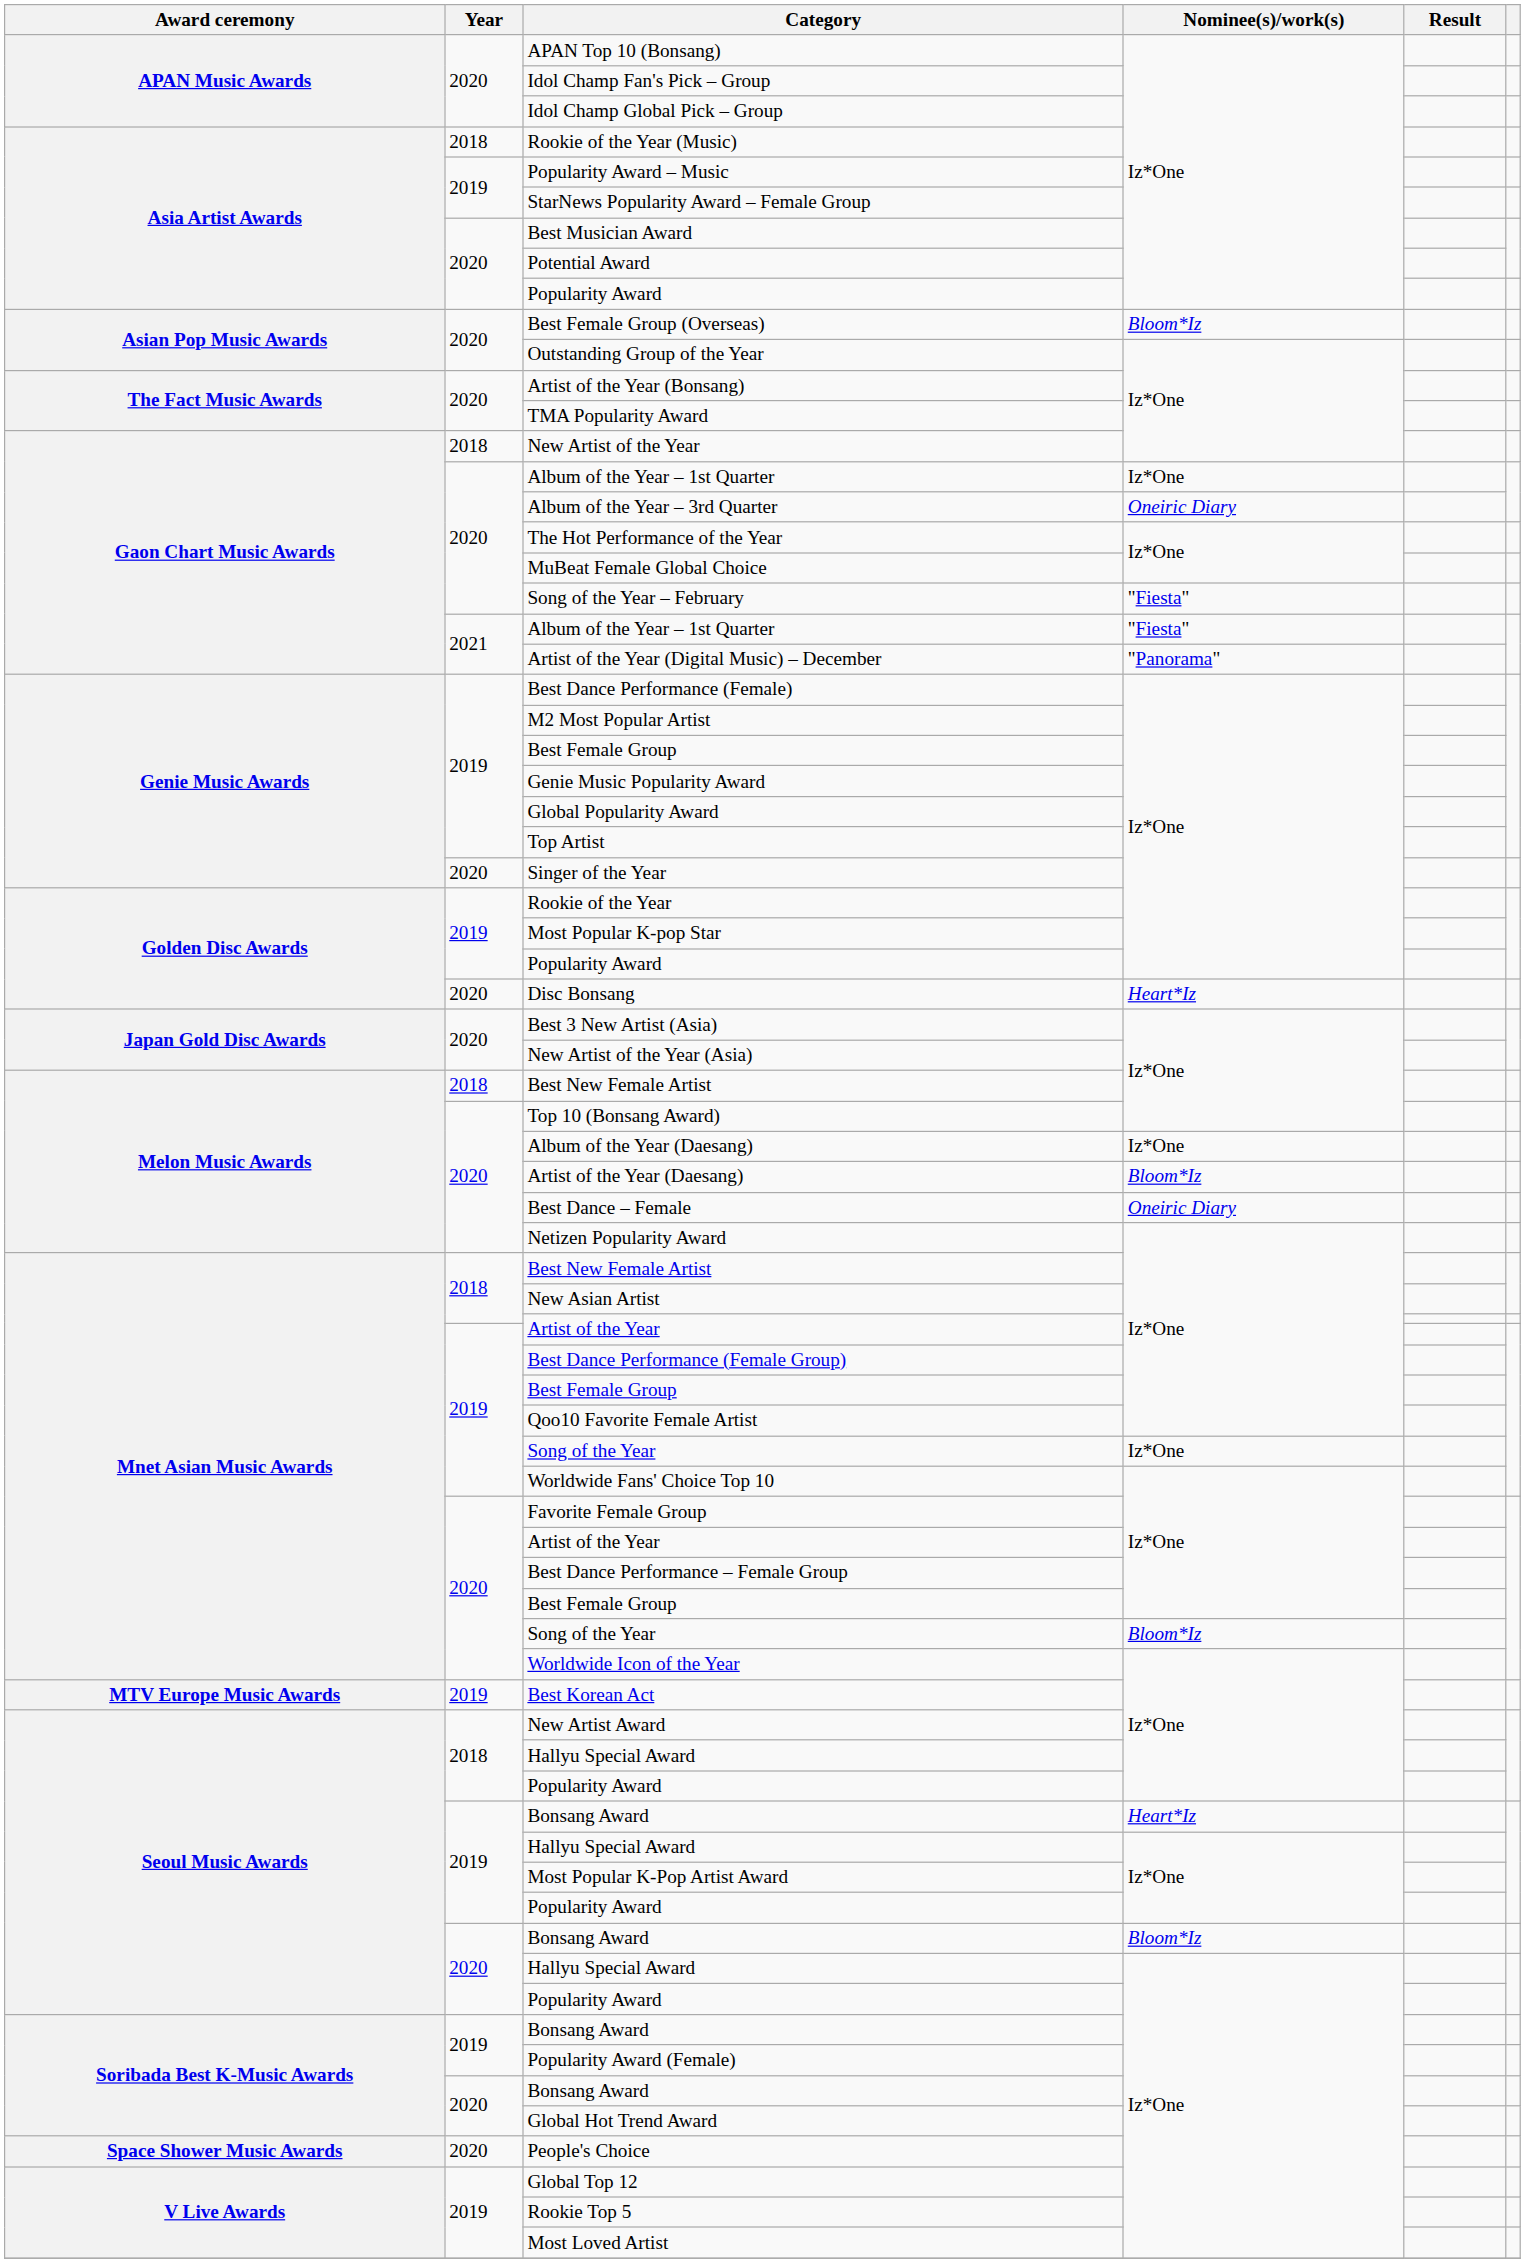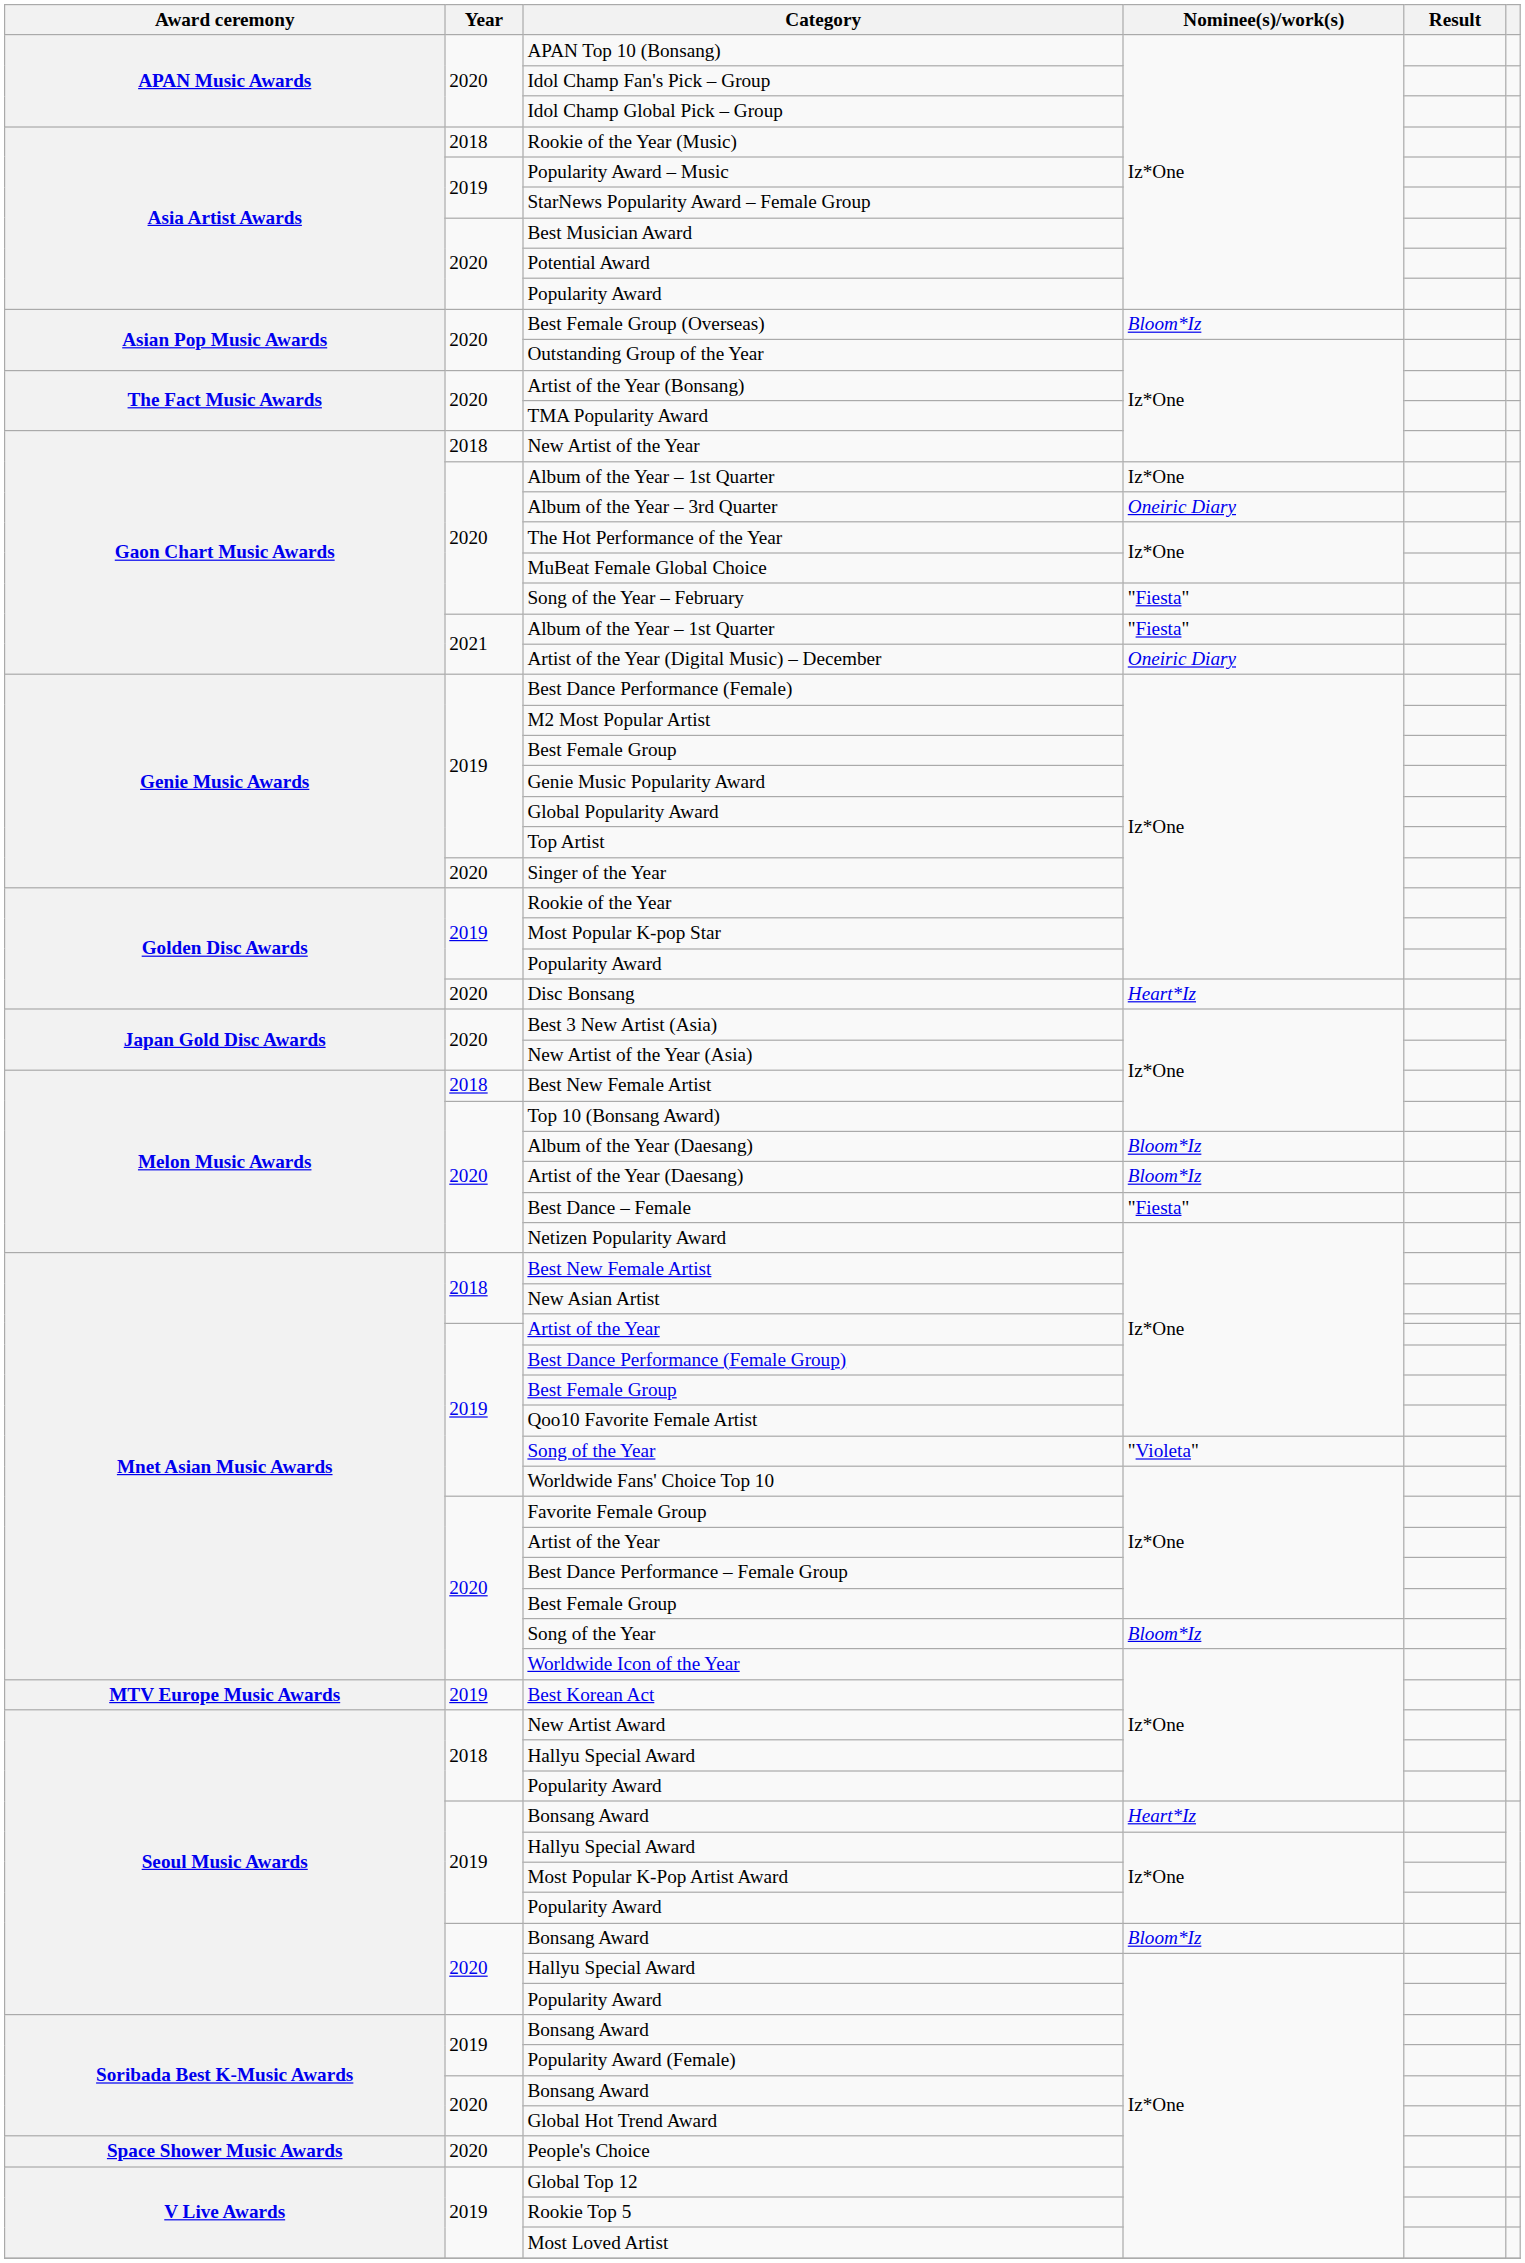(1174, 659) "Panorama" -> (1182, 659) Oneiric Diary
(1156, 1146) Iz*One -> (1165, 1146) Bloom*Iz
(1182, 1207) Oneiric Diary -> (1159, 1207) "Fiesta"
(1156, 1450) Iz*One -> (1163, 1450) "Violeta"
